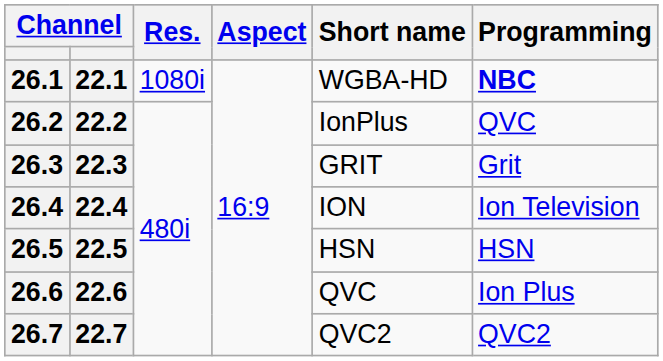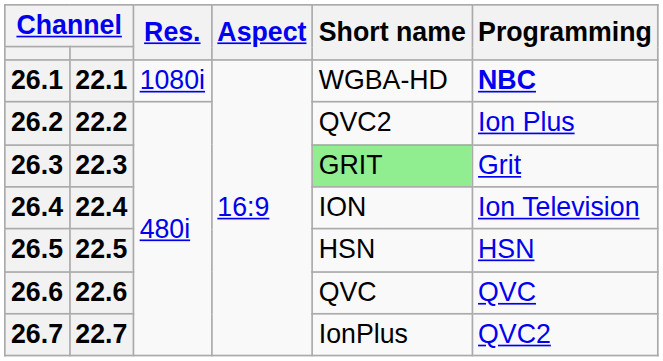(363, 122) IonPlus -> (355, 122) QVC2
(507, 122) QVC -> (526, 122) Ion Plus
(351, 165) no background -> (351, 165) lightgreen background
(526, 292) Ion Plus -> (507, 292) QVC
(355, 334) QVC2 -> (363, 334) IonPlus
